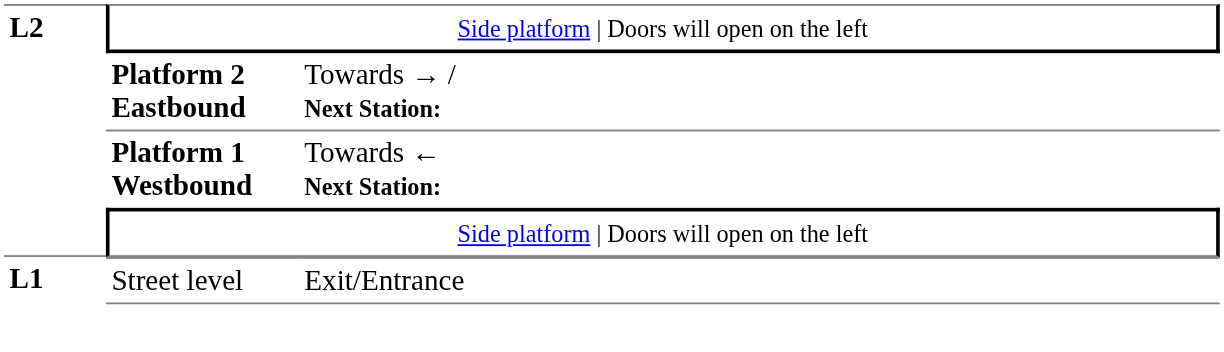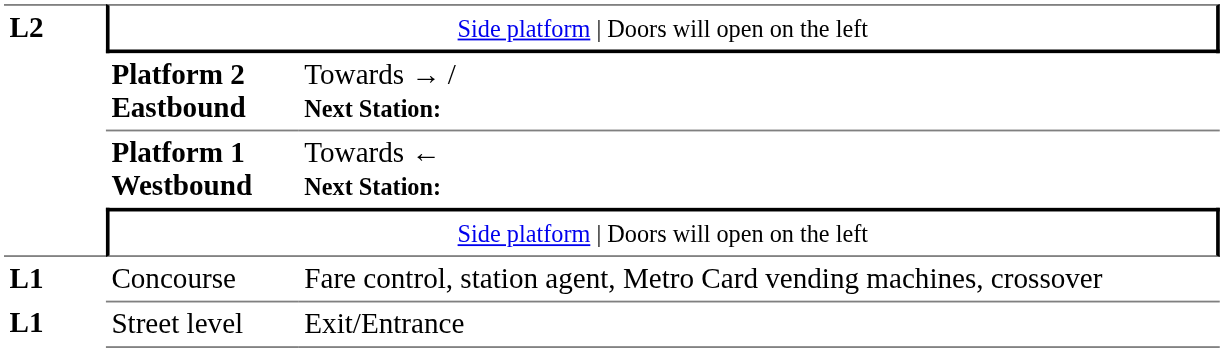+ row: (174, 278)
